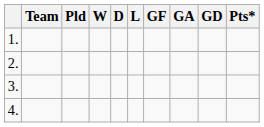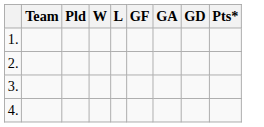- column: (119, 16)
